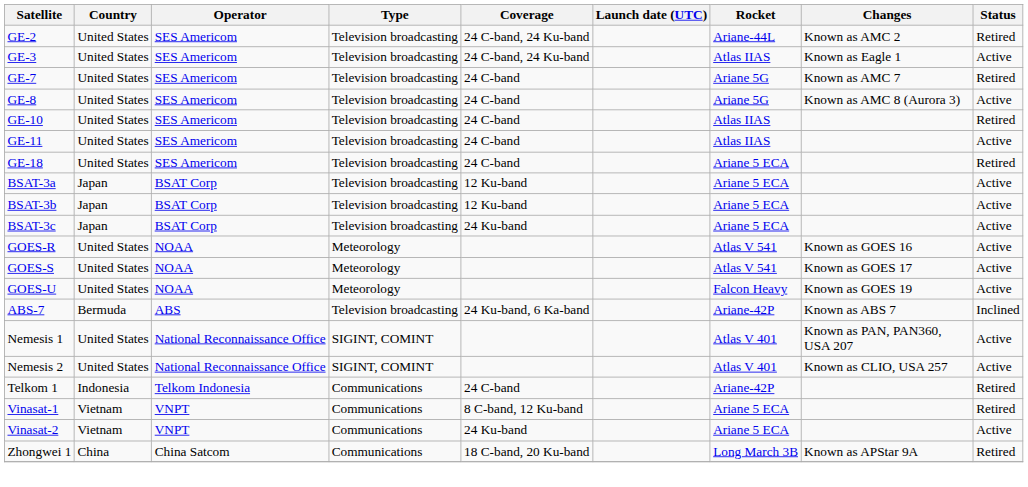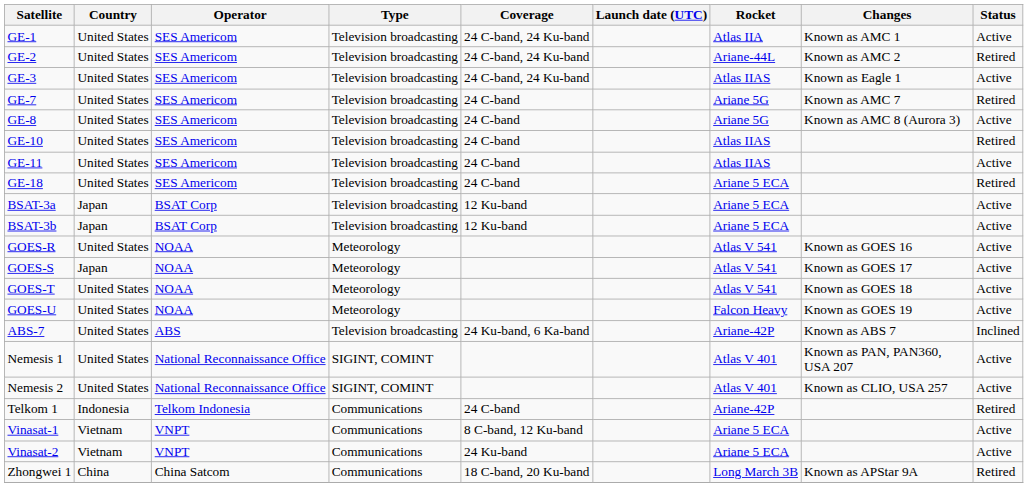+ row: (22, 36)
- row: (32, 225)
(113, 267) United States -> (93, 267) Japan
+ row: (31, 288)
(102, 309) Bermuda -> (113, 330) United States
(996, 409) Retired -> (994, 430) Active
